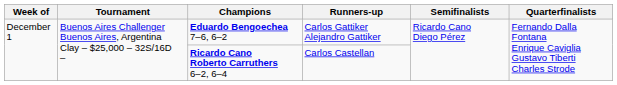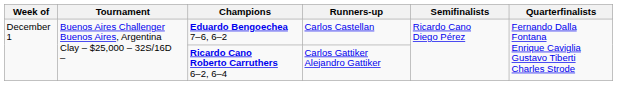(343, 32) Carlos Gattiker Alejandro Gattiker -> (339, 26) Carlos Castellan
(339, 52) Carlos Castellan -> (343, 57) Carlos Gattiker Alejandro Gattiker
